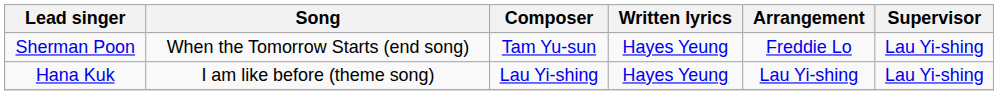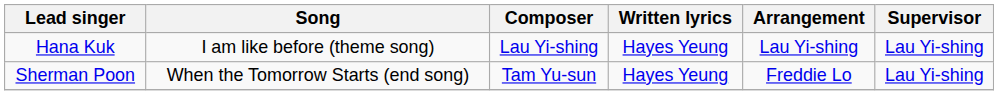rows swapped: (75, 75) <-> (75, 47)
